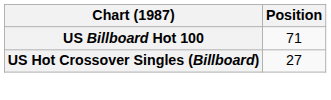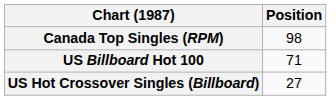+ row: (134, 38)
